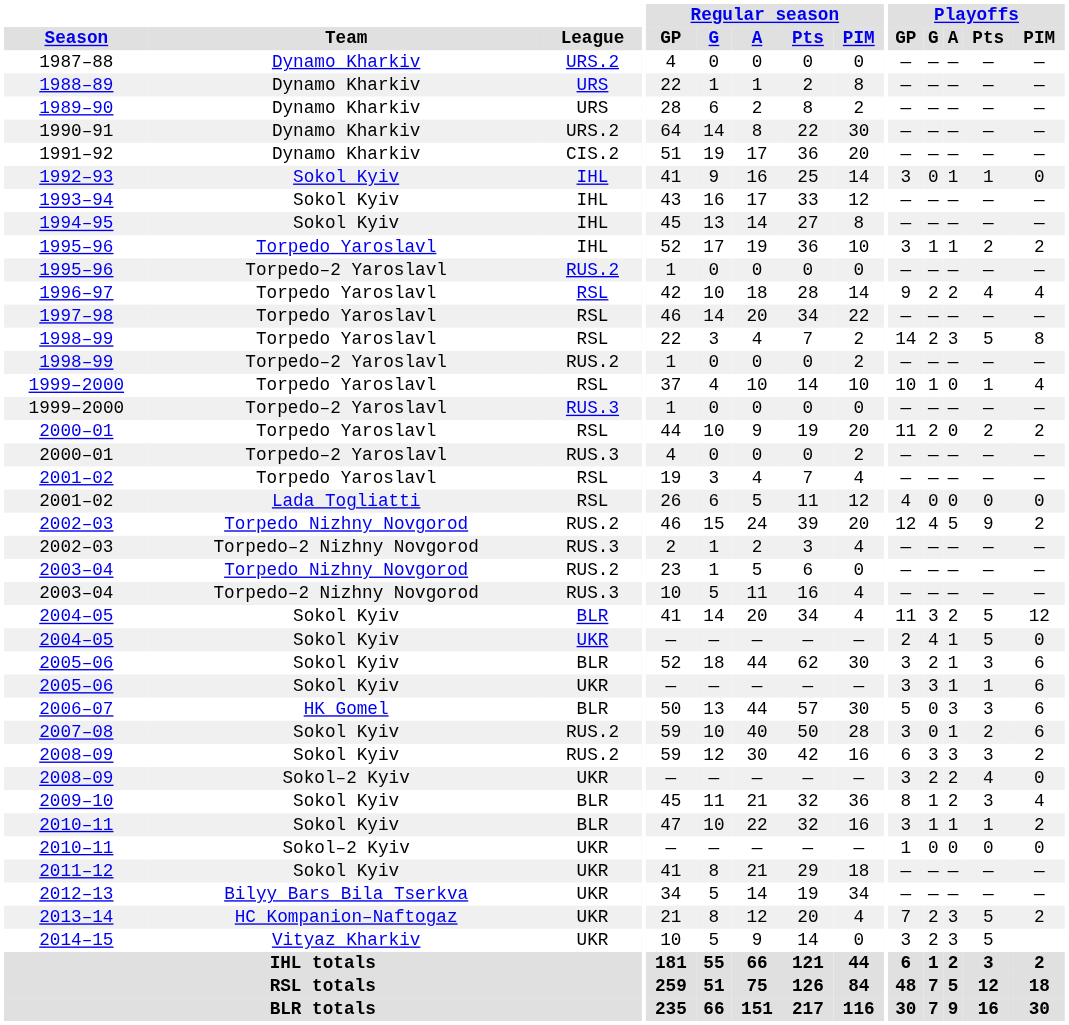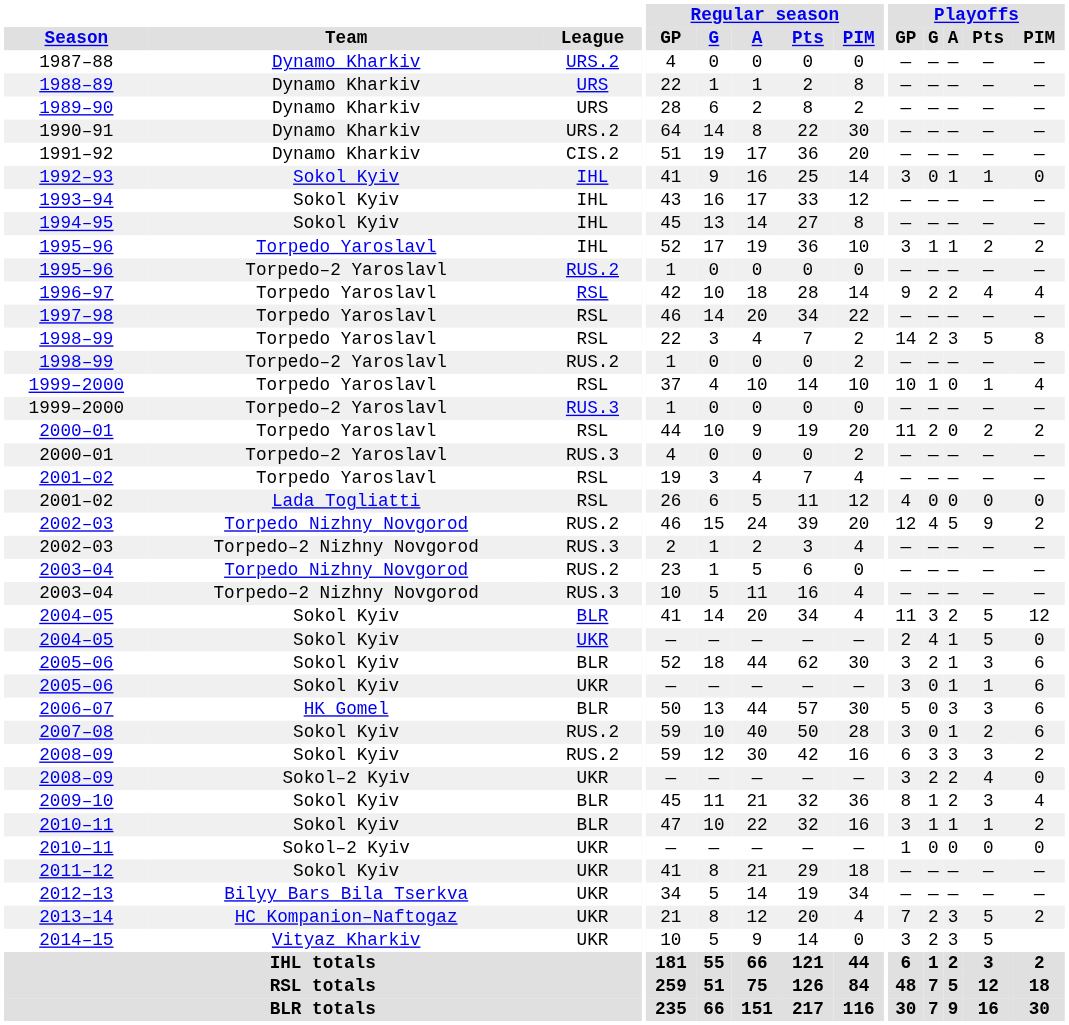(933, 686) 3 -> (933, 686) 0
